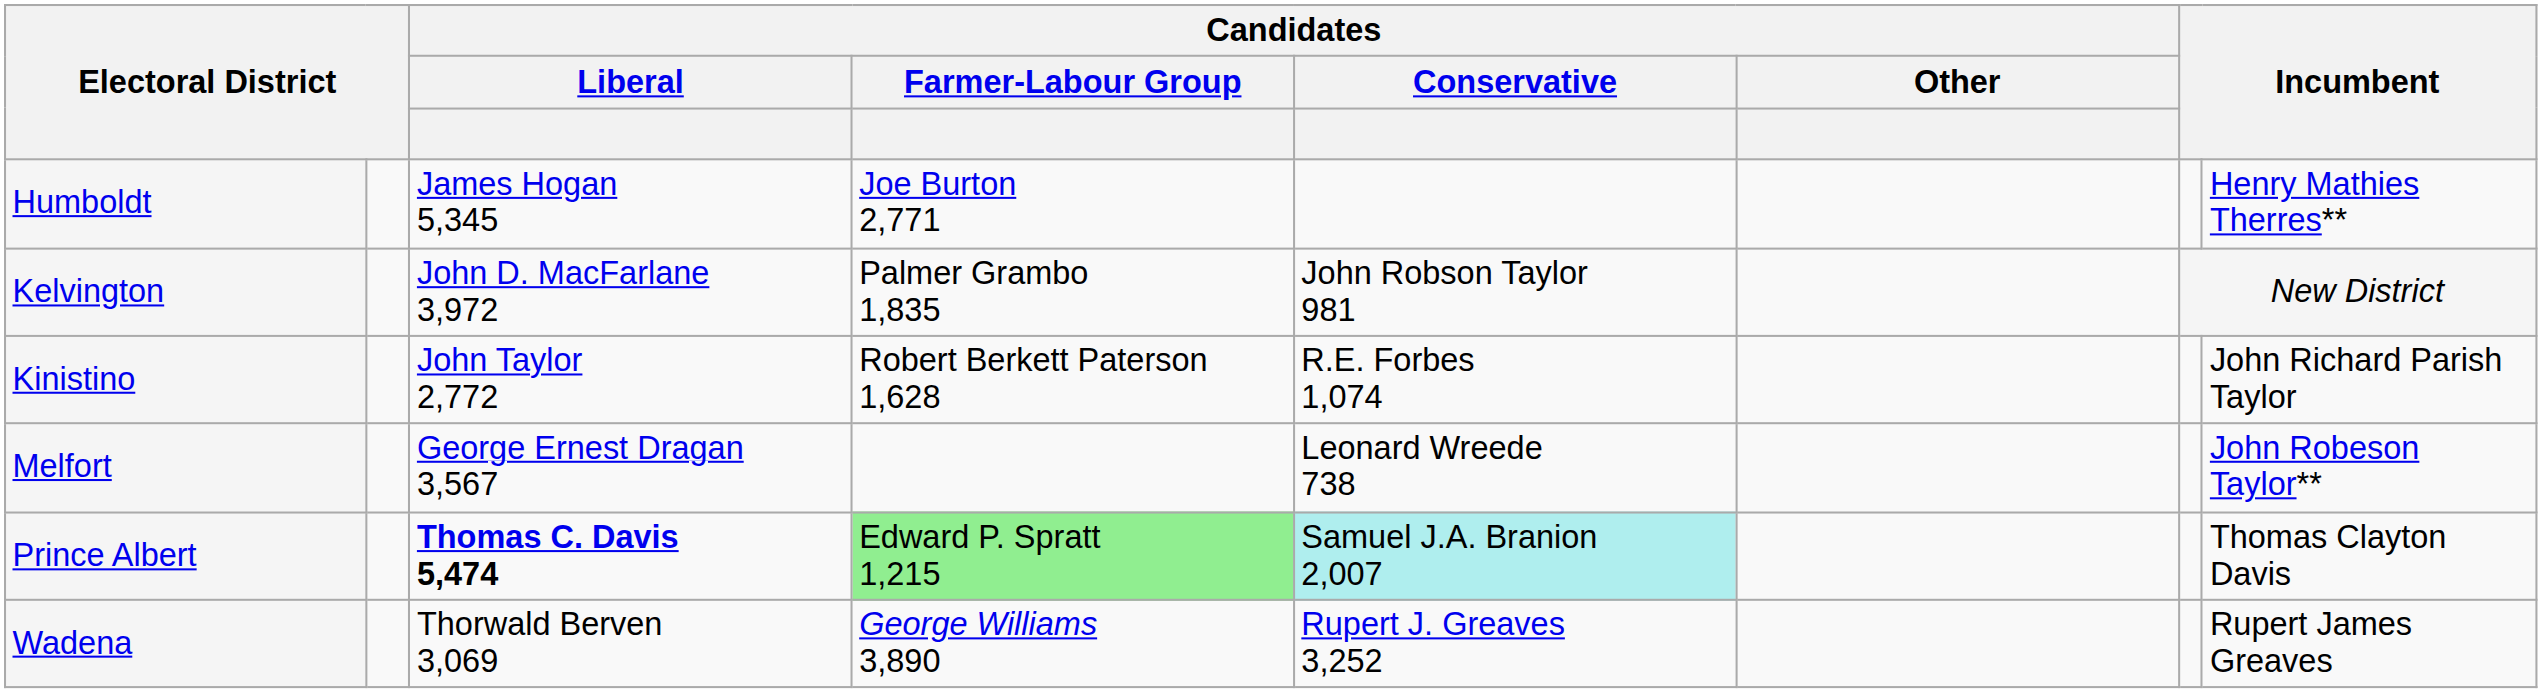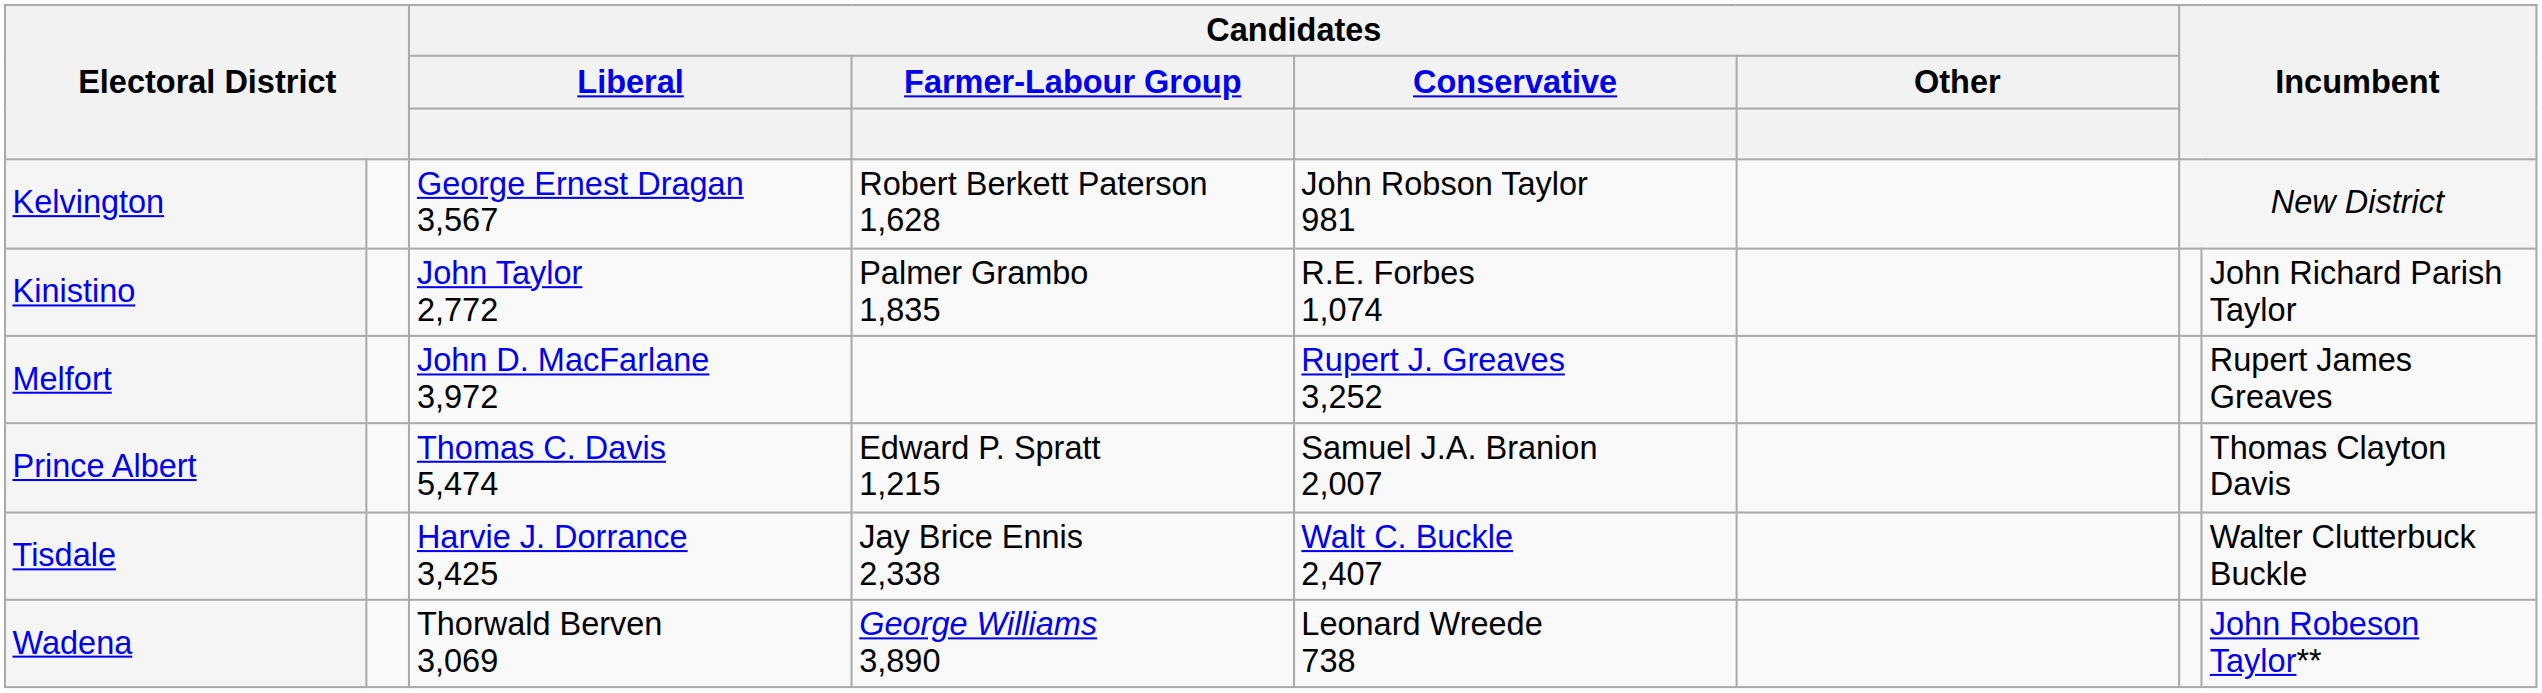- row: (82, 203)
(563, 291) John D. MacFarlane 3,972 -> (580, 203) George Ernest Dragan 3,567
(974, 291) Palmer Grambo 1,835 -> (1033, 203) Robert Berkett Paterson 1,628
(1033, 379) Robert Berkett Paterson 1,628 -> (974, 291) Palmer Grambo 1,835
(580, 467) George Ernest Dragan 3,567 -> (563, 379) John D. MacFarlane 3,972
(1422, 467) Leonard Wreede 738 -> (1433, 379) Rupert J. Greaves 3,252
(2315, 467) John Robeson Taylor** -> (2311, 379) Rupert James Greaves
(548, 555) bold -> (541, 467) normal
(980, 555) lightgreen background -> (980, 467) no background
(1449, 555) paleturquoise background -> (1449, 467) no background
+ row: (64, 555)
(1433, 643) Rupert J. Greaves 3,252 -> (1422, 643) Leonard Wreede 738
(2311, 643) Rupert James Greaves -> (2315, 643) John Robeson Taylor**
